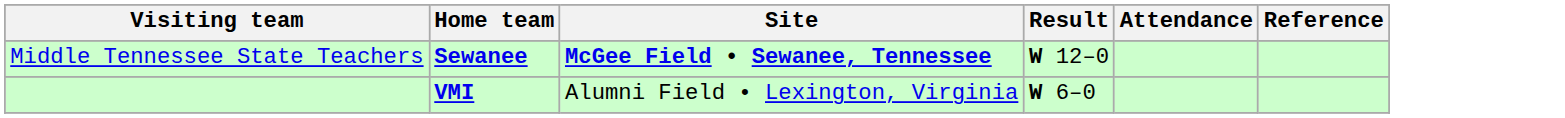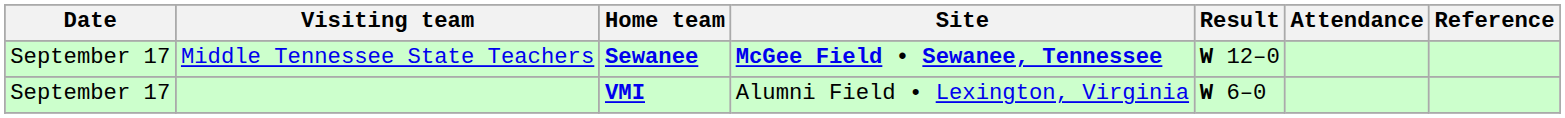+ column: (90, 23)
